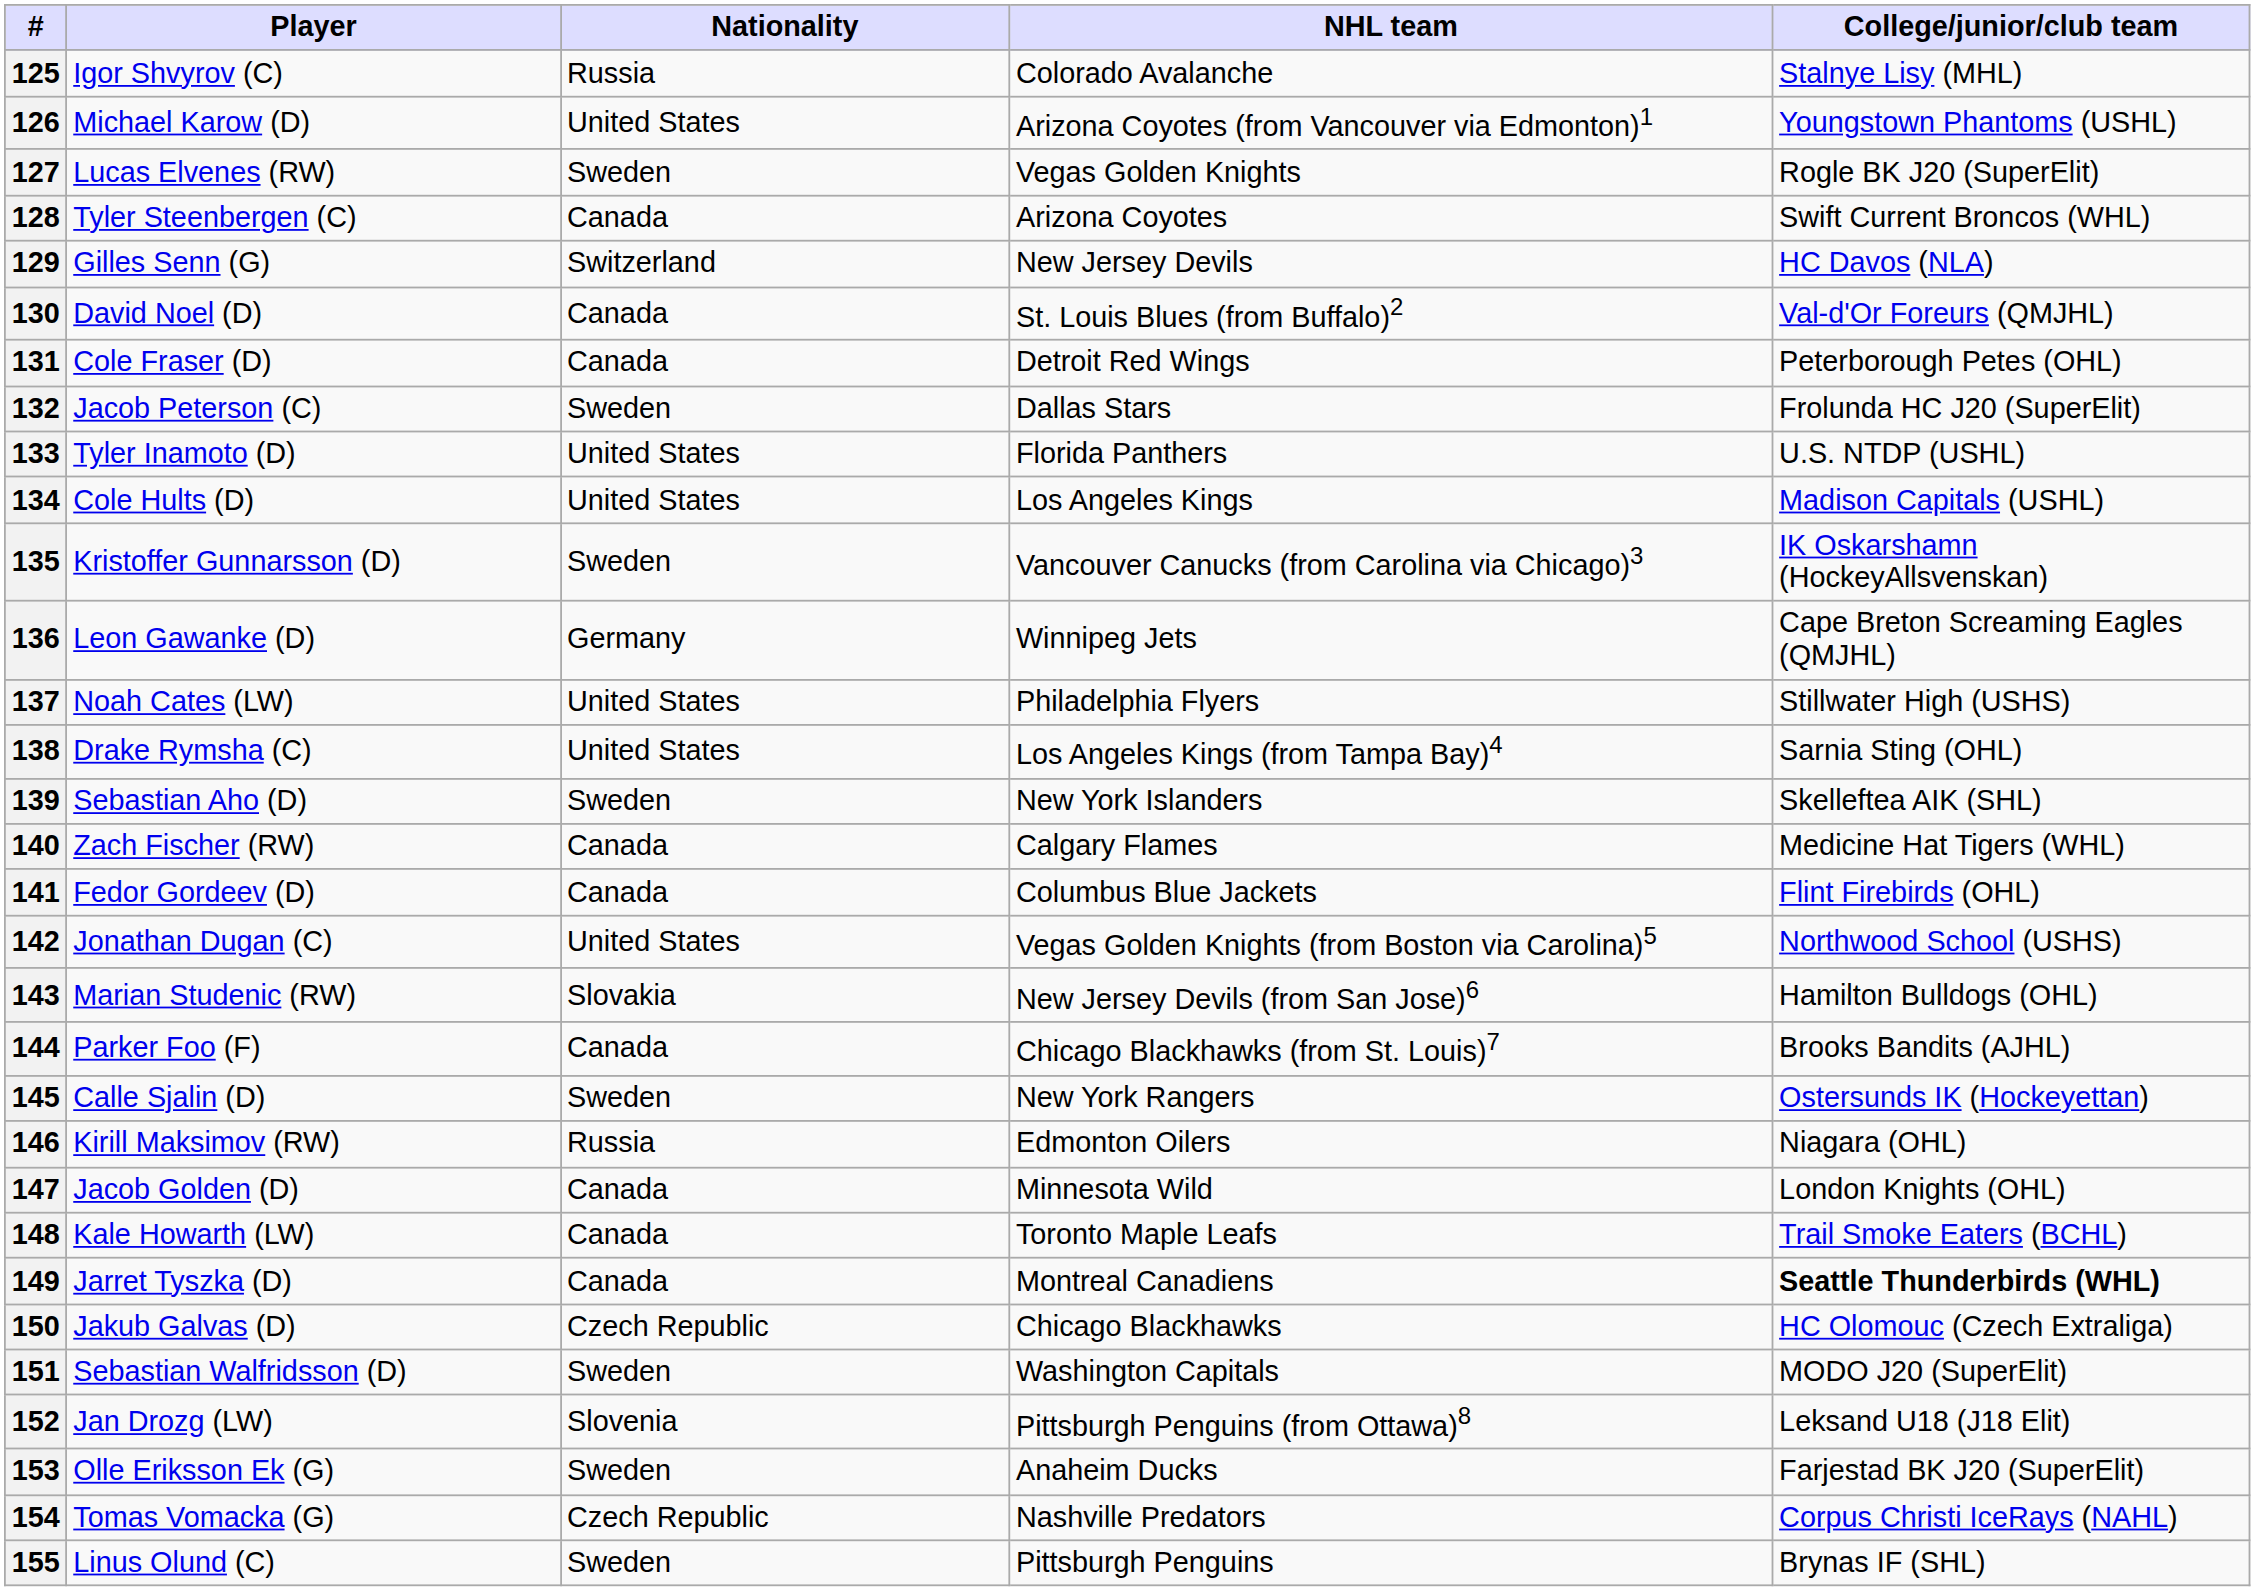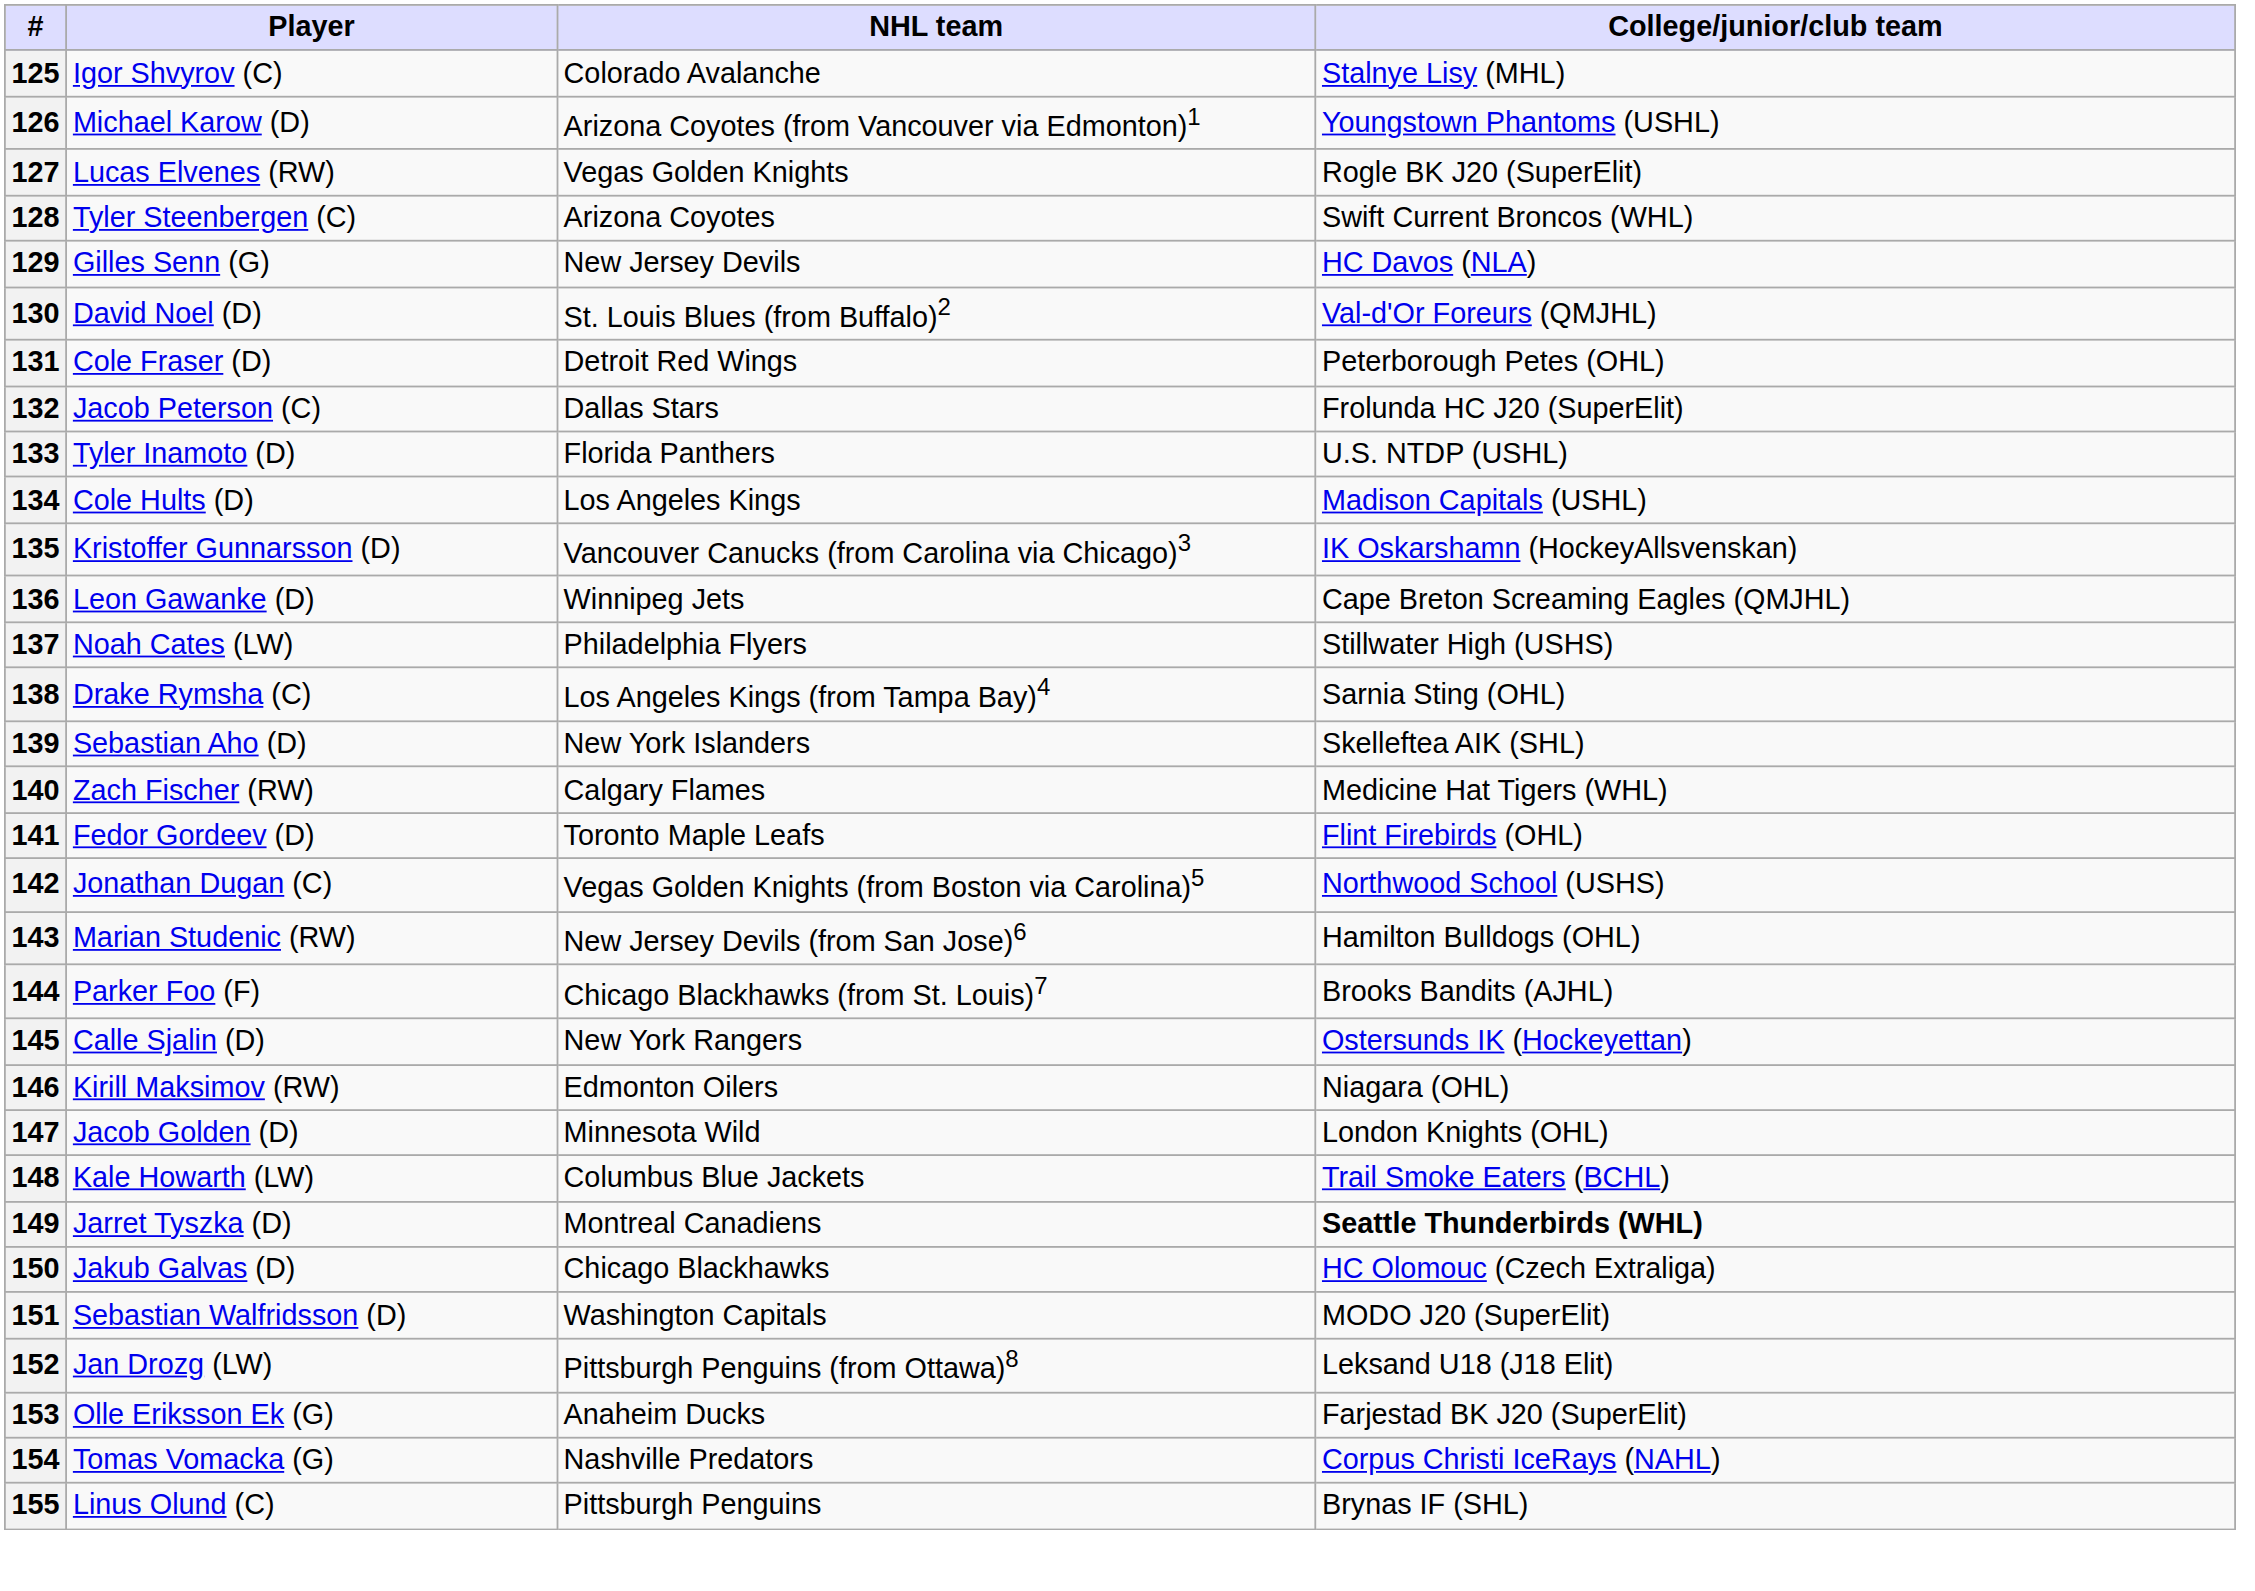- column: (785, 27)
(1166, 891) Columbus Blue Jackets -> (694, 834) Toronto Maple Leafs
(1146, 1235) Toronto Maple Leafs -> (714, 1178) Columbus Blue Jackets
